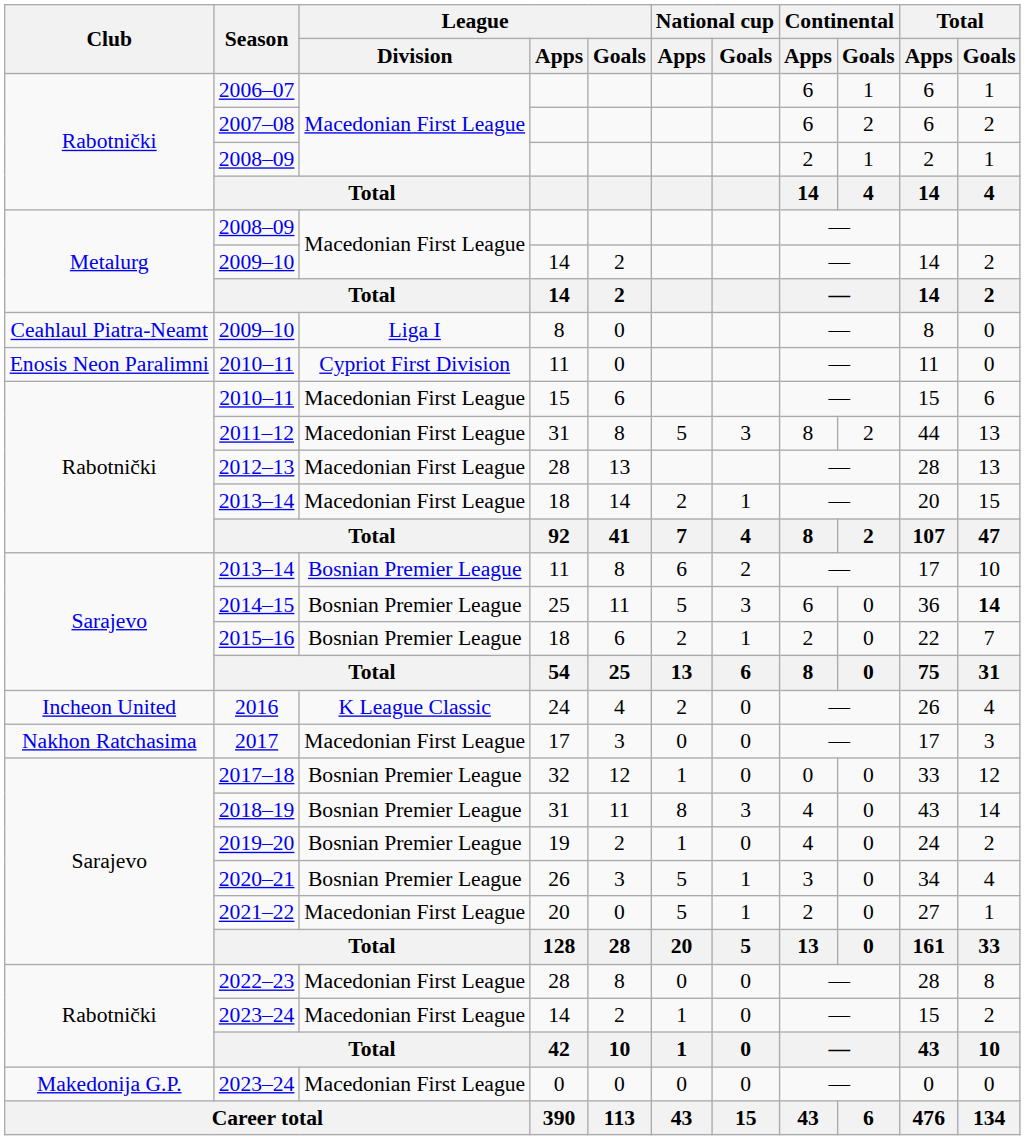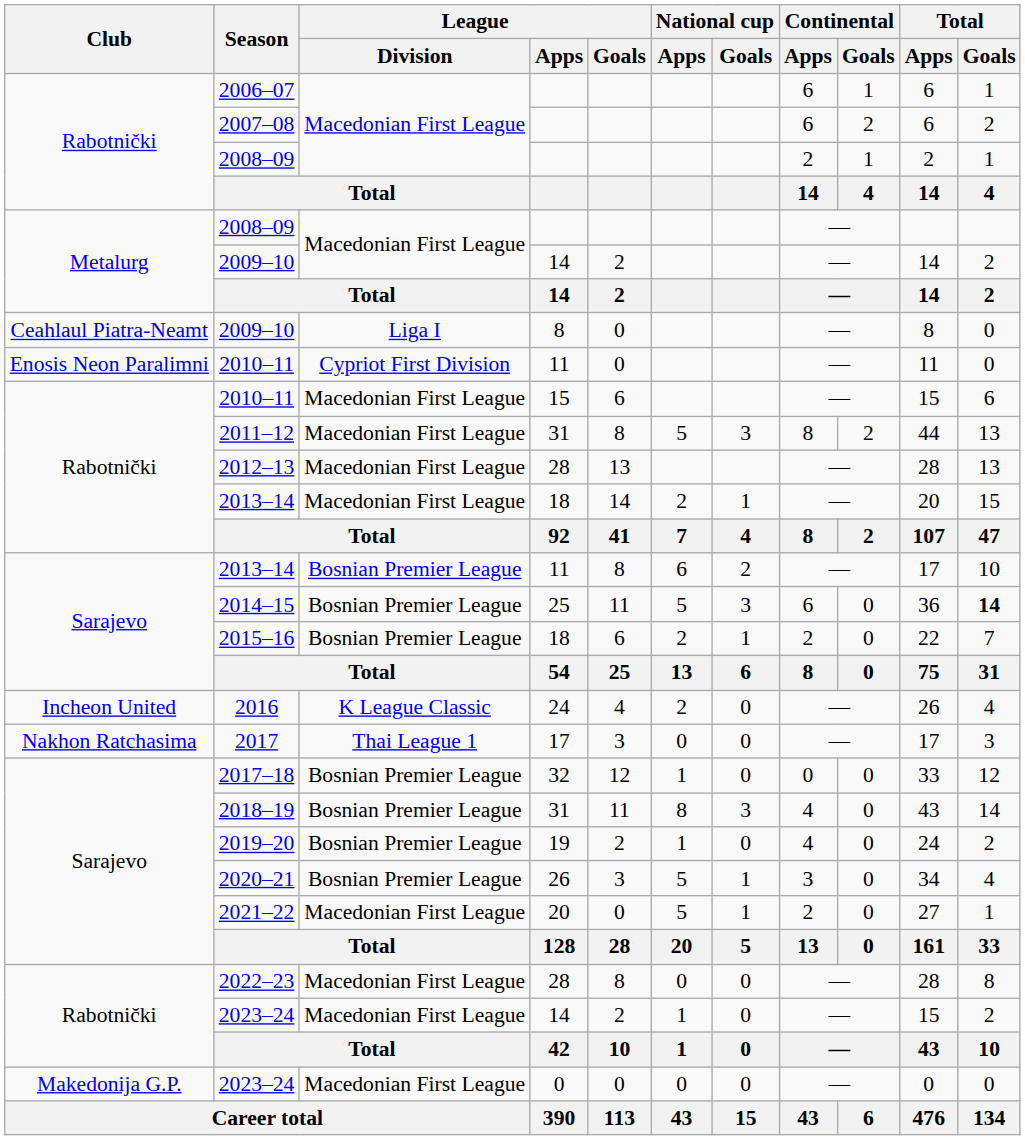(415, 741) Macedonian First League -> (415, 741) Thai League 1
